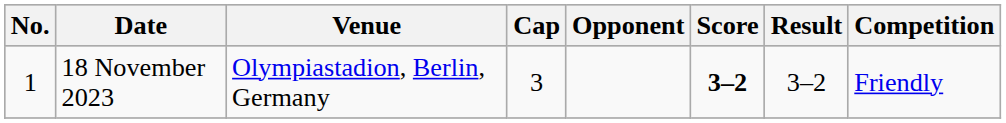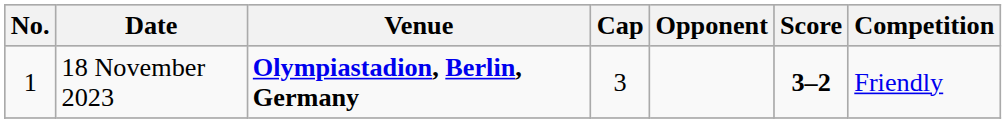- column: (806, 25)
(359, 81) normal -> (387, 81) bold
